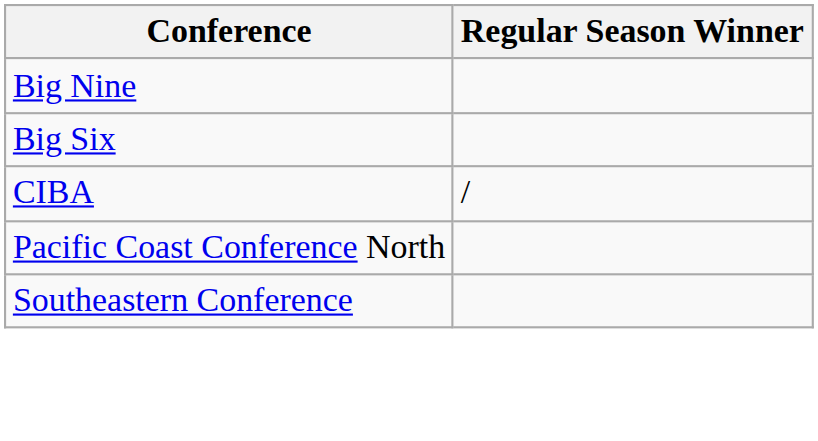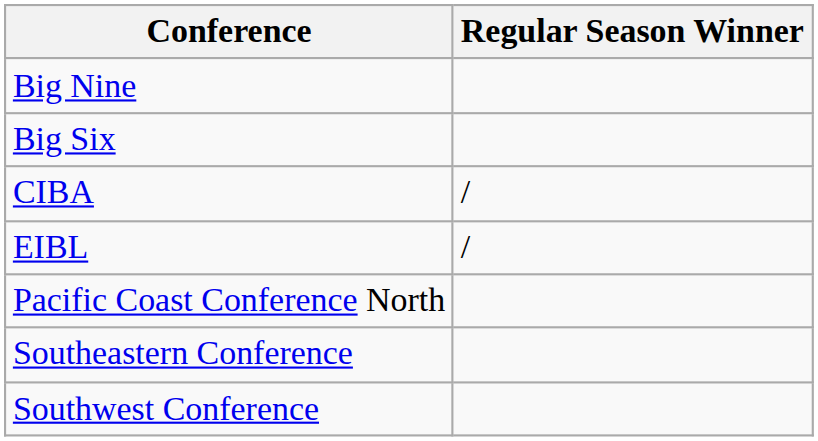+ row: (51, 246)
+ row: (166, 407)
